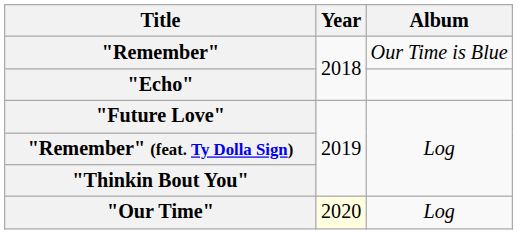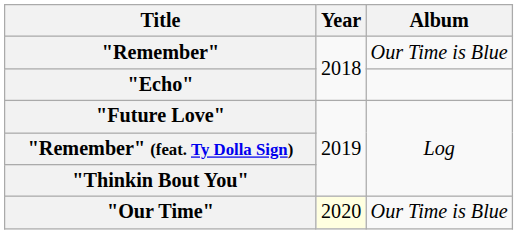(439, 212) Log -> (439, 212) Our Time is Blue
